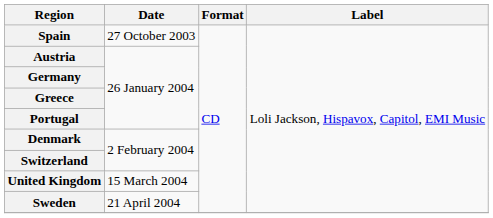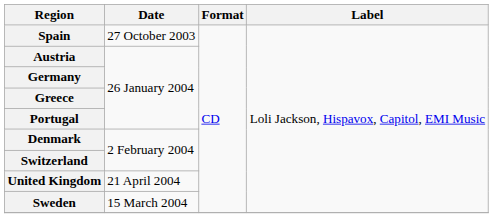(147, 181) 15 March 2004 -> (144, 181) 21 April 2004
(144, 202) 21 April 2004 -> (147, 202) 15 March 2004
